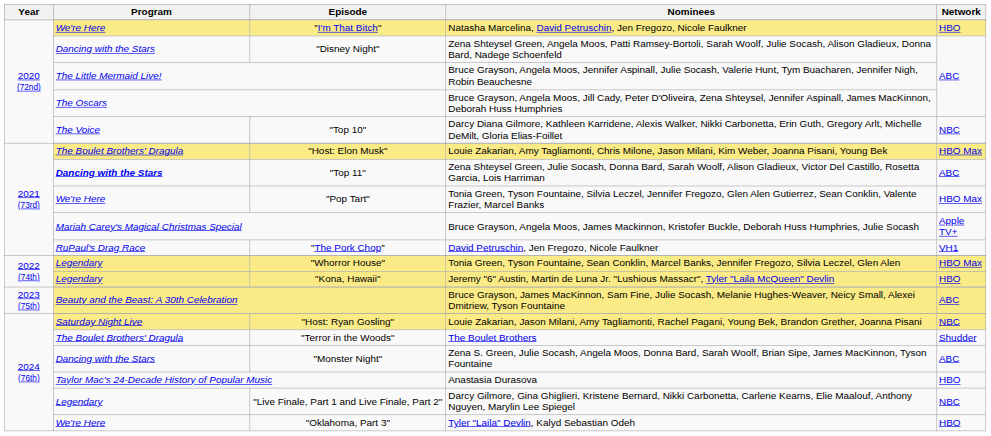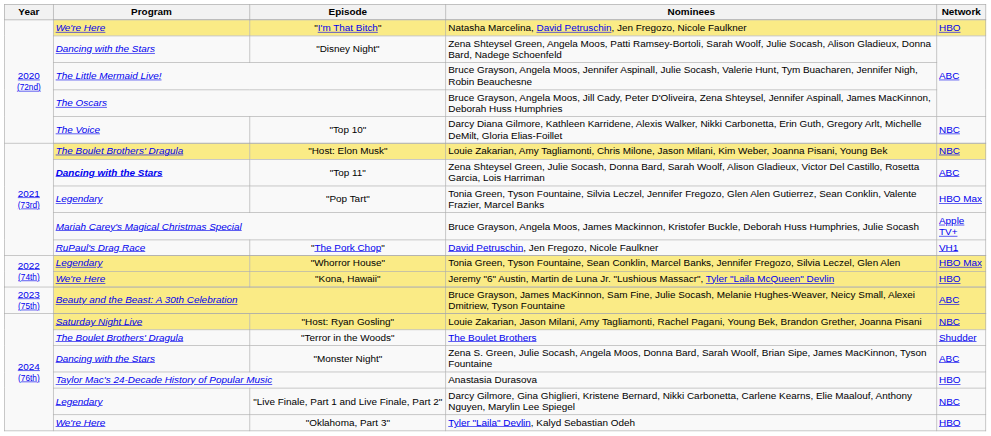(960, 151) HBO Max -> (949, 151) NBC
(81, 199) We're Here -> (79, 199) Legendary
(79, 279) Legendary -> (81, 279) We're Here
